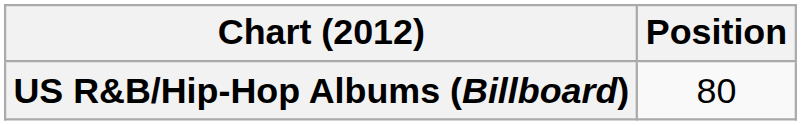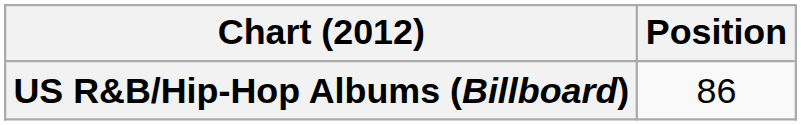(716, 89) 80 -> (716, 89) 86
